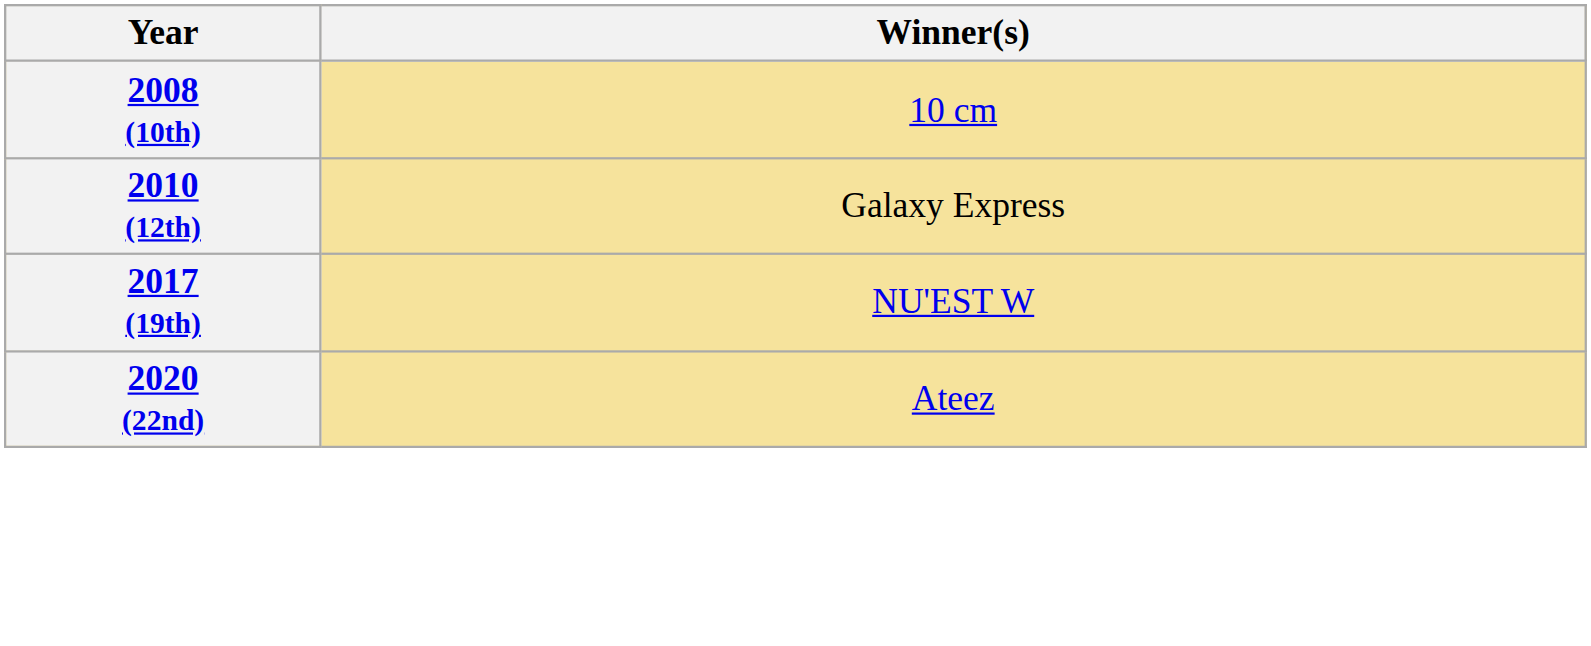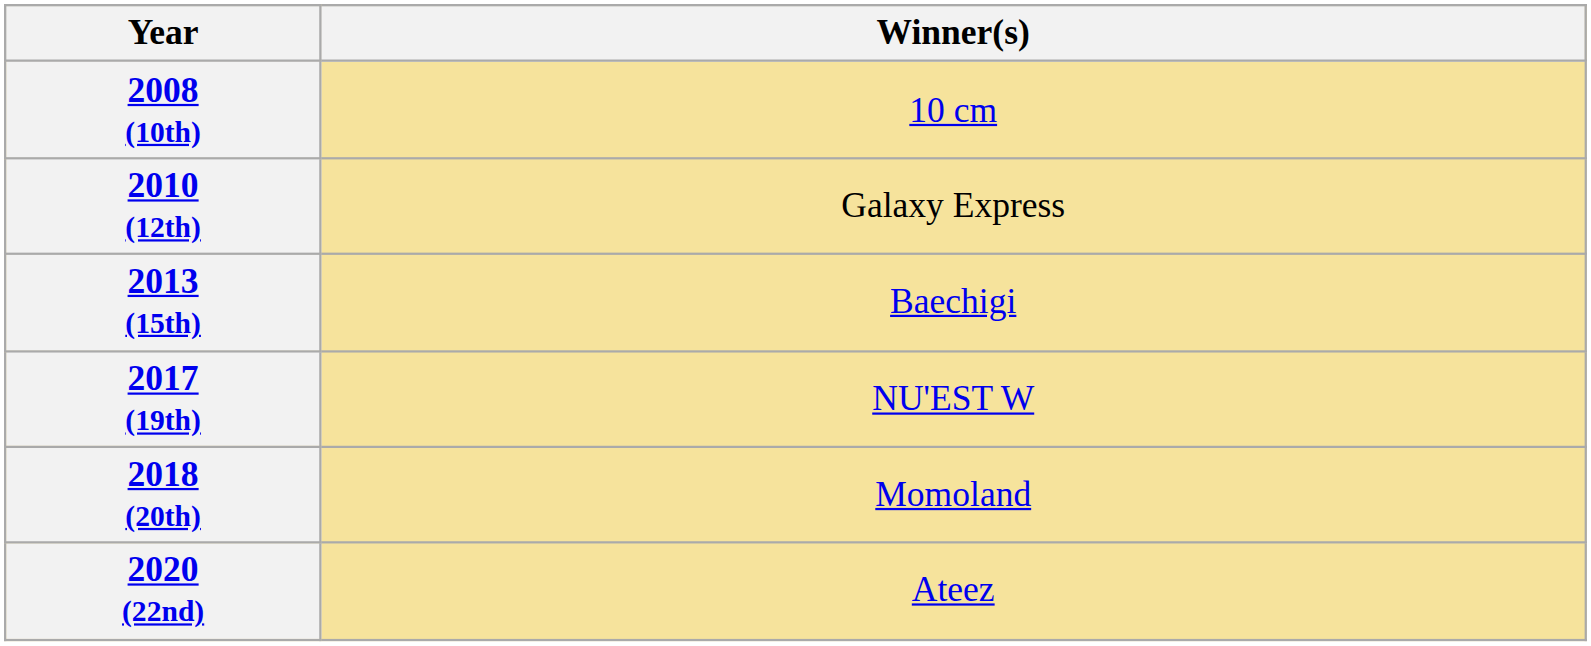+ row: (163, 301)
+ row: (163, 494)
